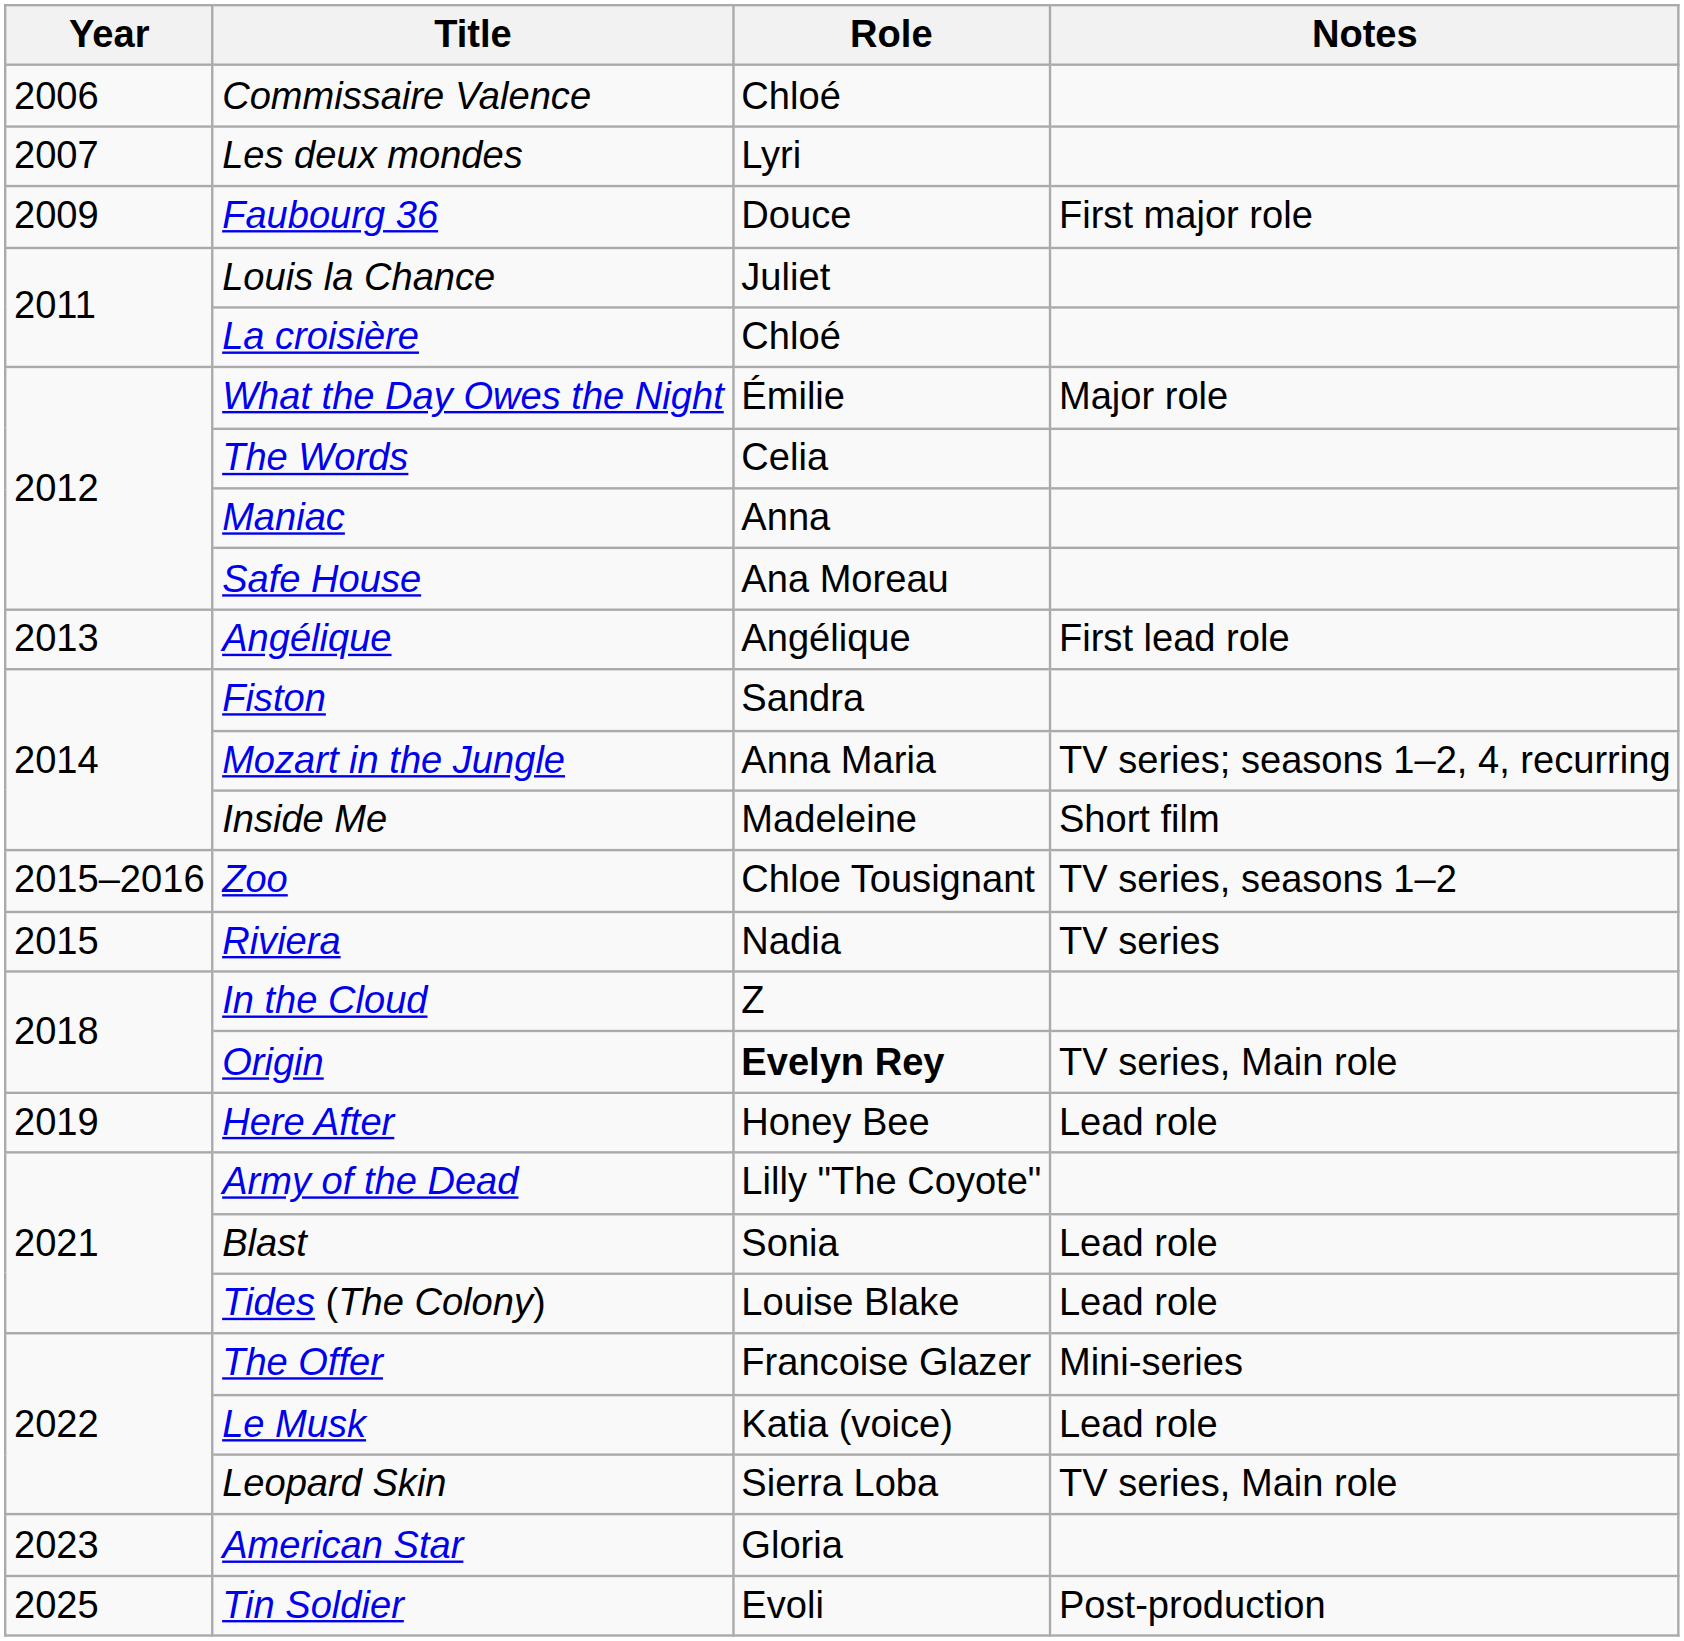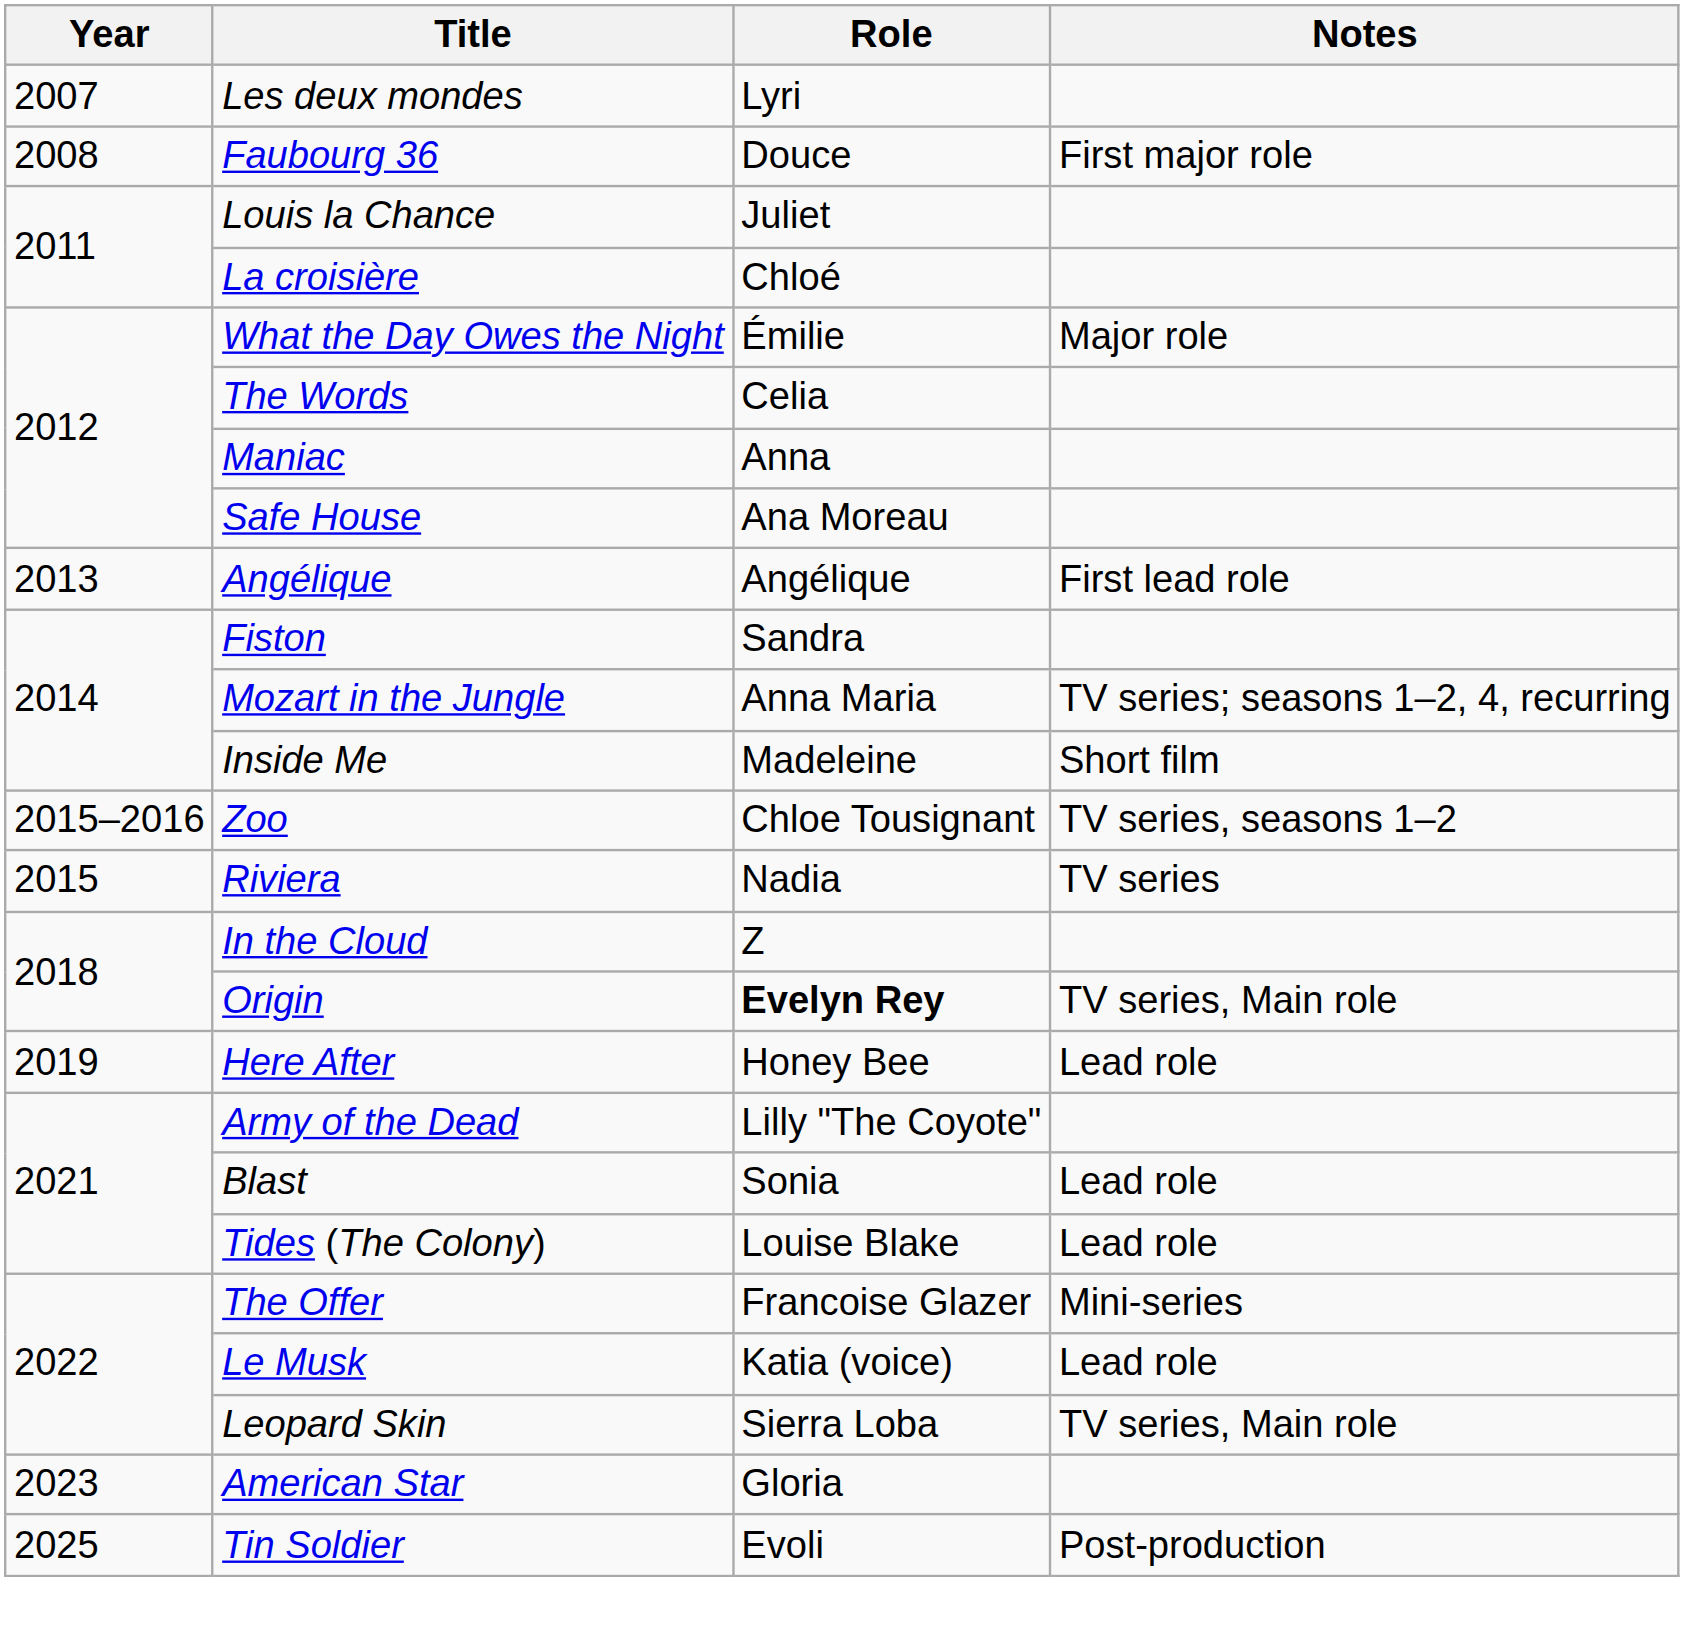- row: (407, 95)
(56, 215) 2009 -> (56, 155) 2008
